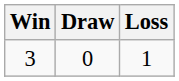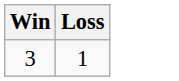- column: (88, 22)
